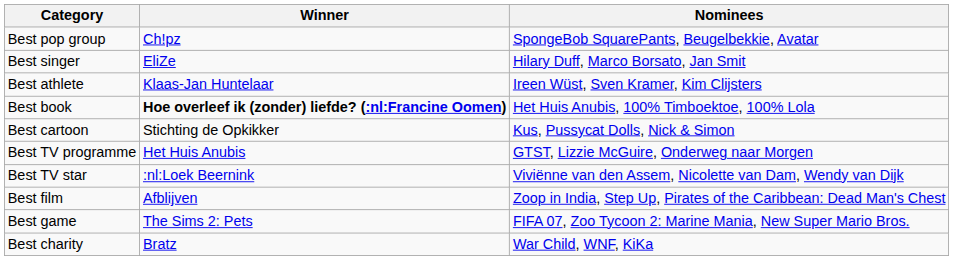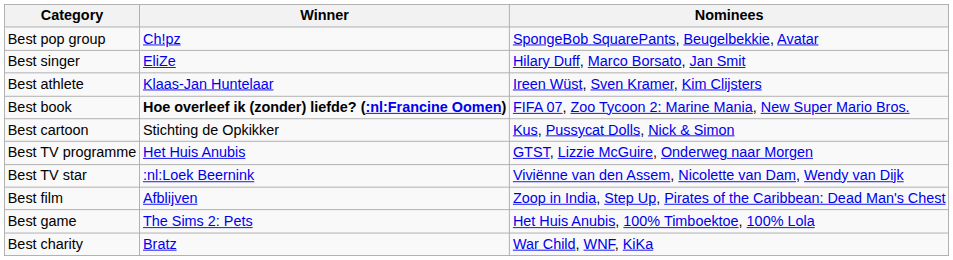(664, 107) Het Huis Anubis, 100% Timboektoe, 100% Lola -> (711, 107) FIFA 07, Zoo Tycoon 2: Marine Mania, New Super Mario Bros.
(711, 221) FIFA 07, Zoo Tycoon 2: Marine Mania, New Super Mario Bros. -> (664, 221) Het Huis Anubis, 100% Timboektoe, 100% Lola
